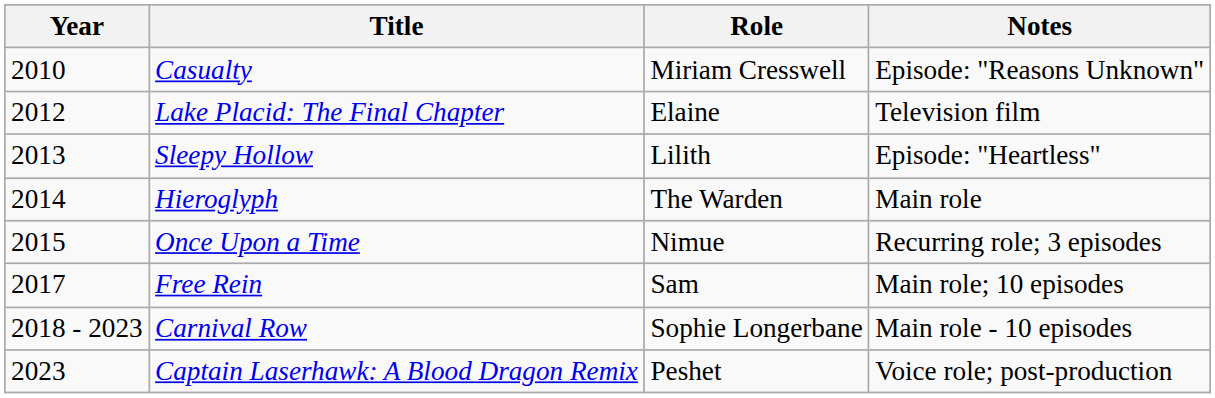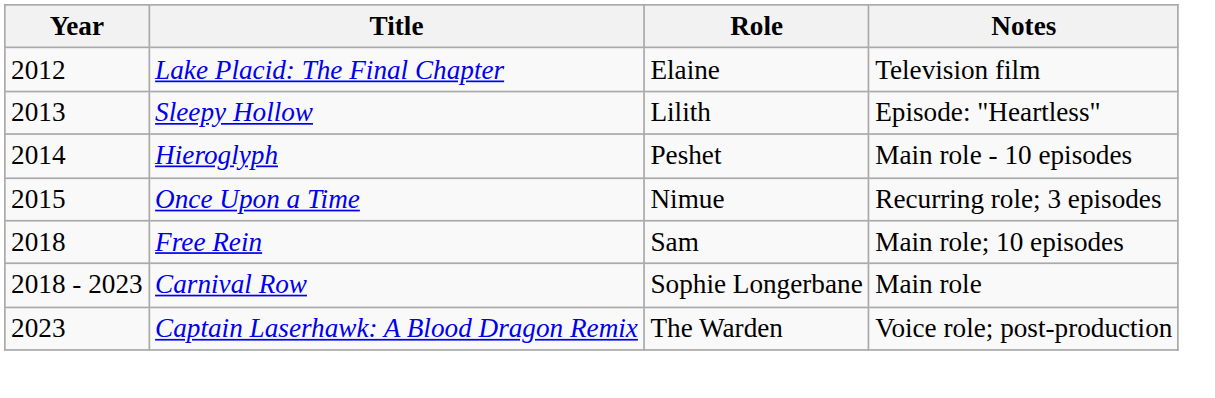- row: (203, 69)
(717, 198) The Warden -> (686, 155) Peshet
(929, 198) Main role -> (1004, 155) Main role - 10 episodes
(38, 284) 2017 -> (38, 241) 2018
(1004, 328) Main role - 10 episodes -> (929, 284) Main role
(686, 371) Peshet -> (717, 328) The Warden
